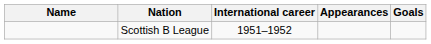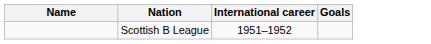- column: (354, 13)
